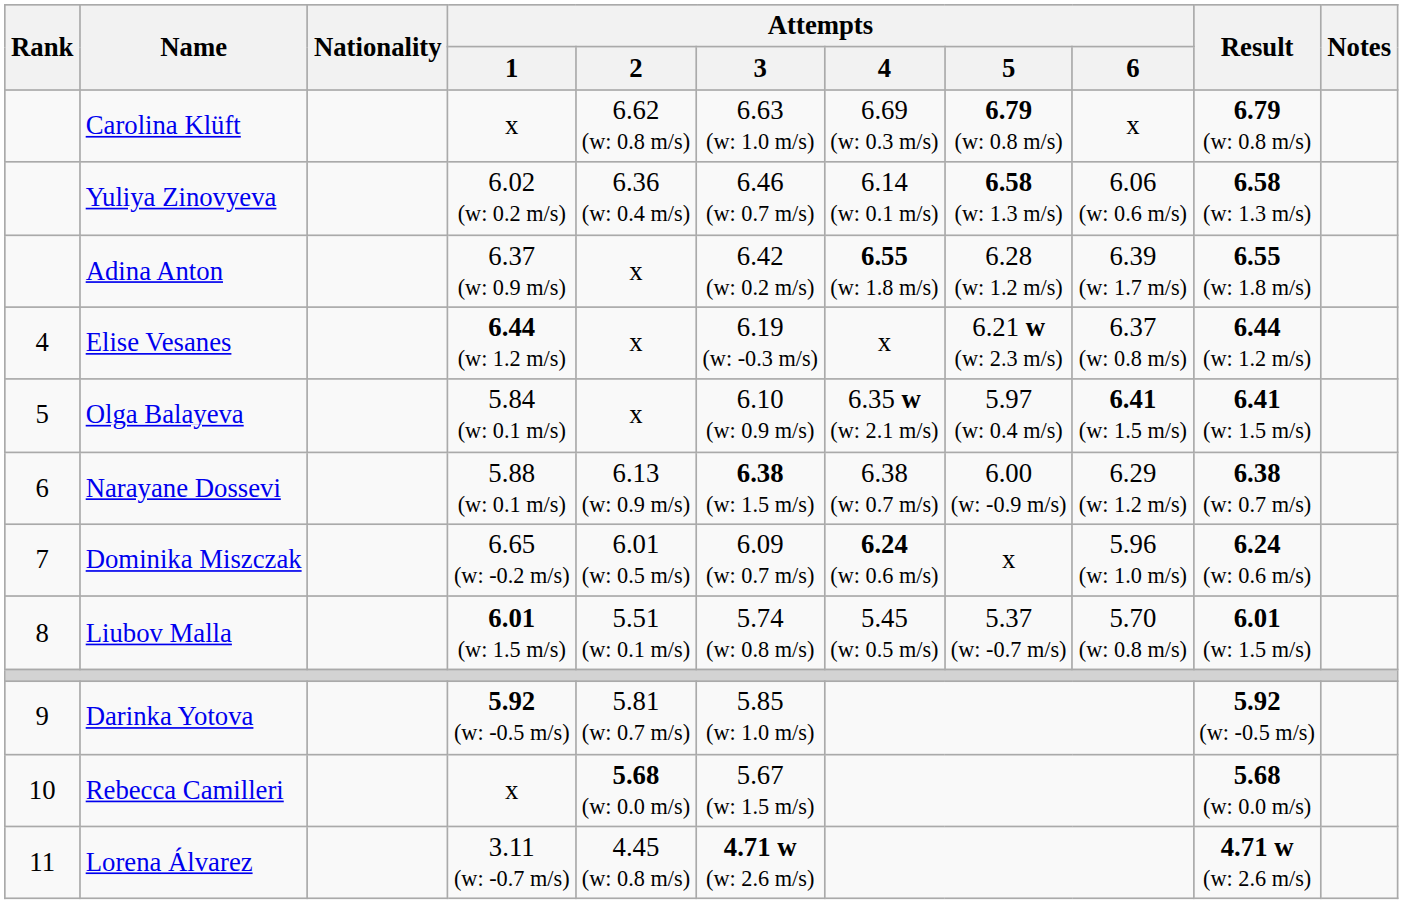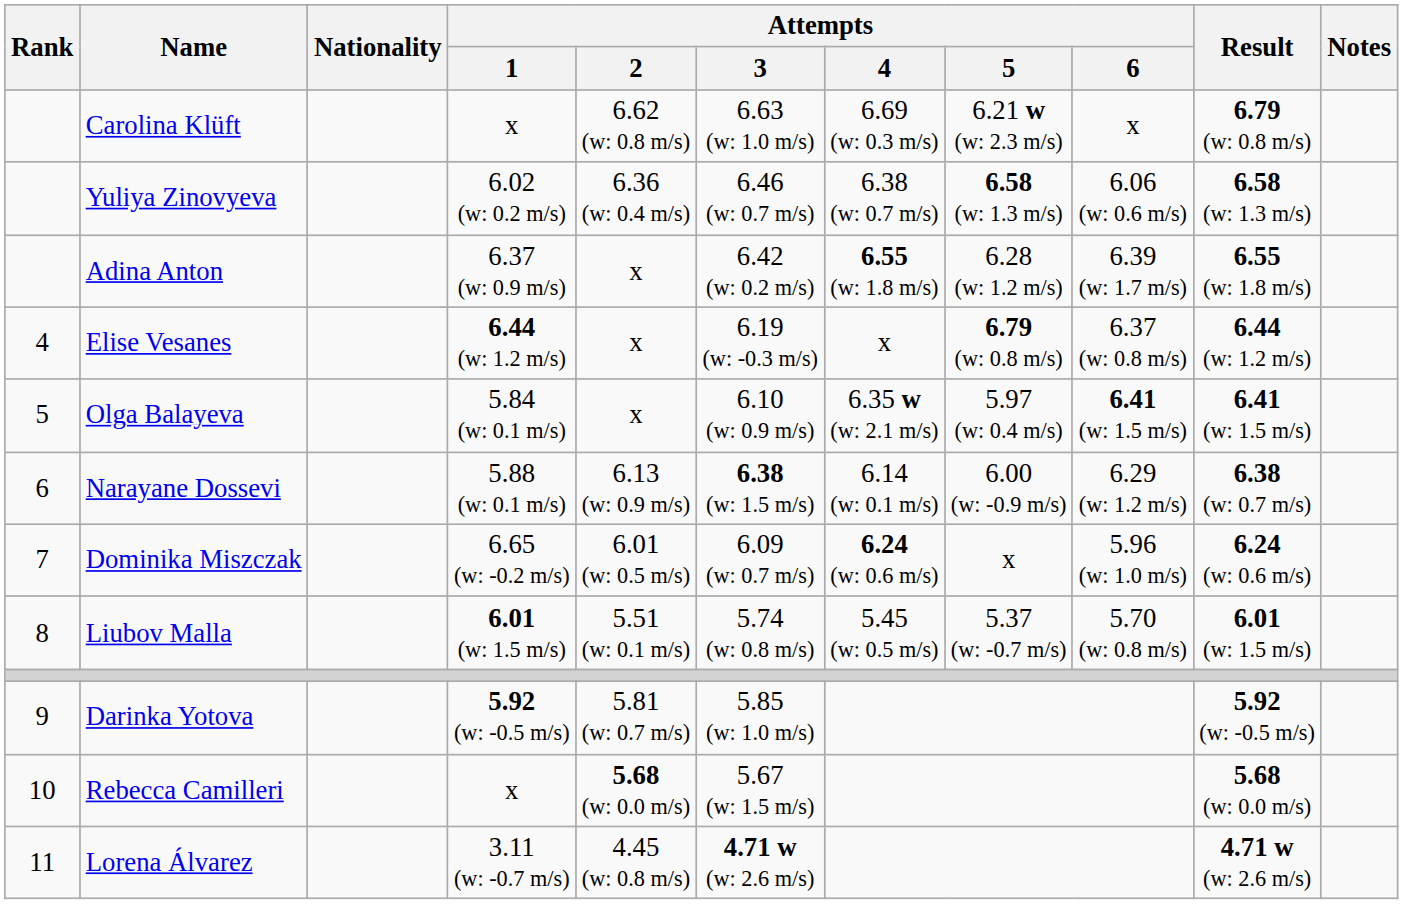(1009, 125) 6.79 (w: 0.8 m/s) -> (1009, 125) 6.21 w (w: 2.3 m/s)
(884, 197) 6.14 (w: 0.1 m/s) -> (884, 197) 6.38 (w: 0.7 m/s)
(1009, 342) 6.21 w (w: 2.3 m/s) -> (1009, 342) 6.79 (w: 0.8 m/s)
(884, 487) 6.38 (w: 0.7 m/s) -> (884, 487) 6.14 (w: 0.1 m/s)
